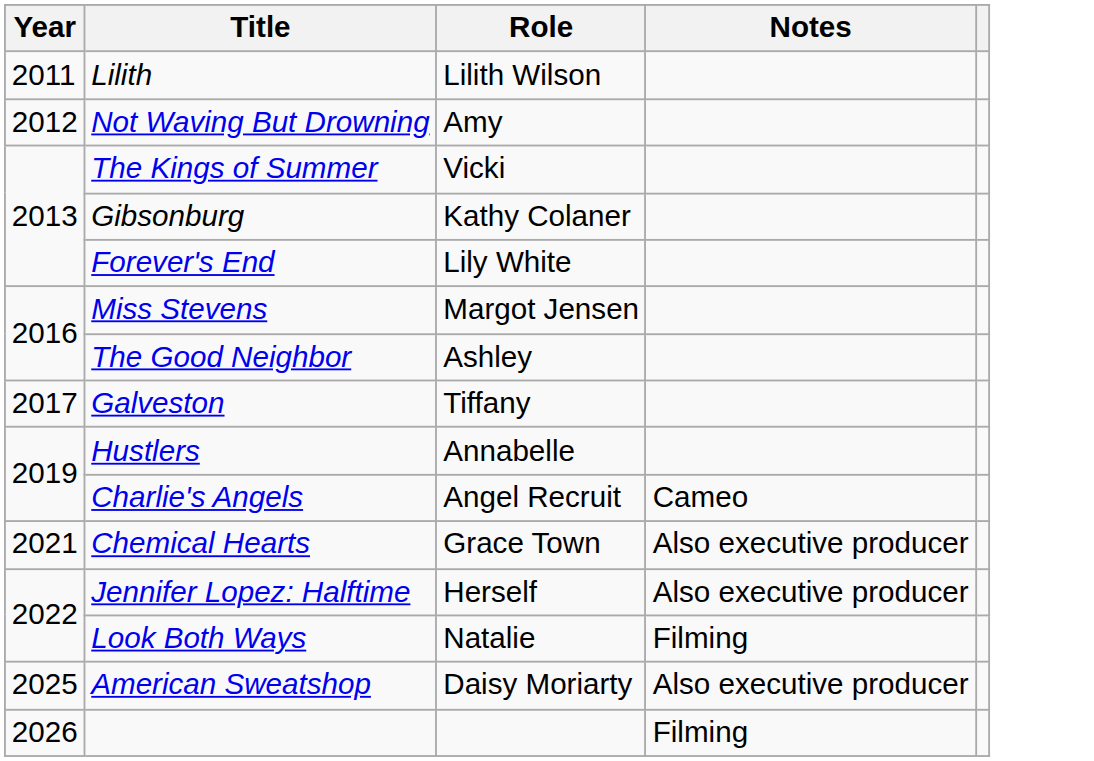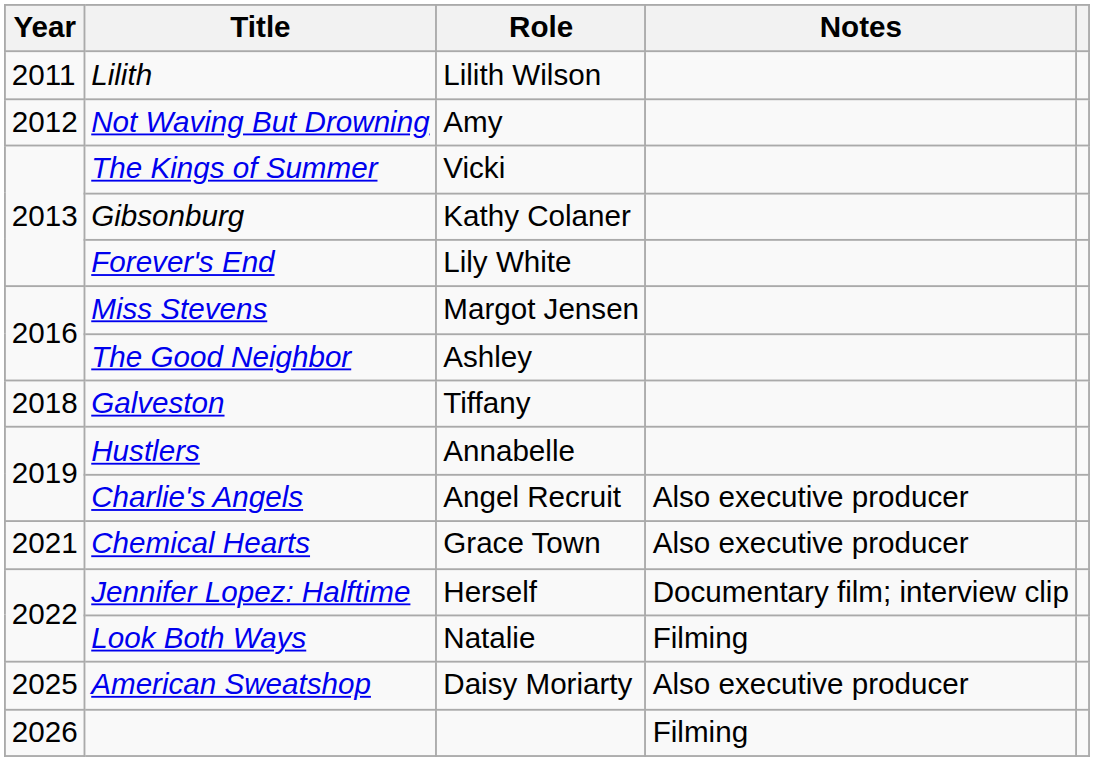(45, 403) 2017 -> (45, 403) 2018
(700, 497) Cameo -> (811, 497) Also executive producer
(811, 591) Also executive producer -> (861, 591) Documentary film; interview clip
